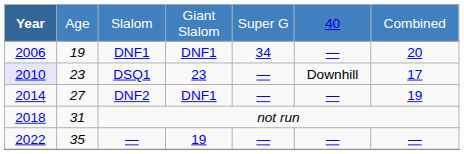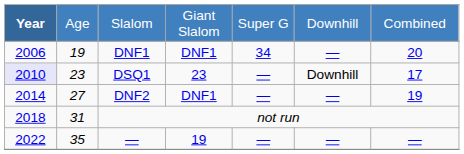(333, 23) 40 -> (333, 23) Downhill
